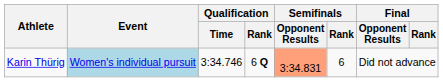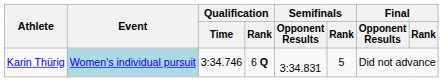(301, 69) lightsalmon background -> (301, 69) no background
(342, 63) 6 -> (342, 63) 5
